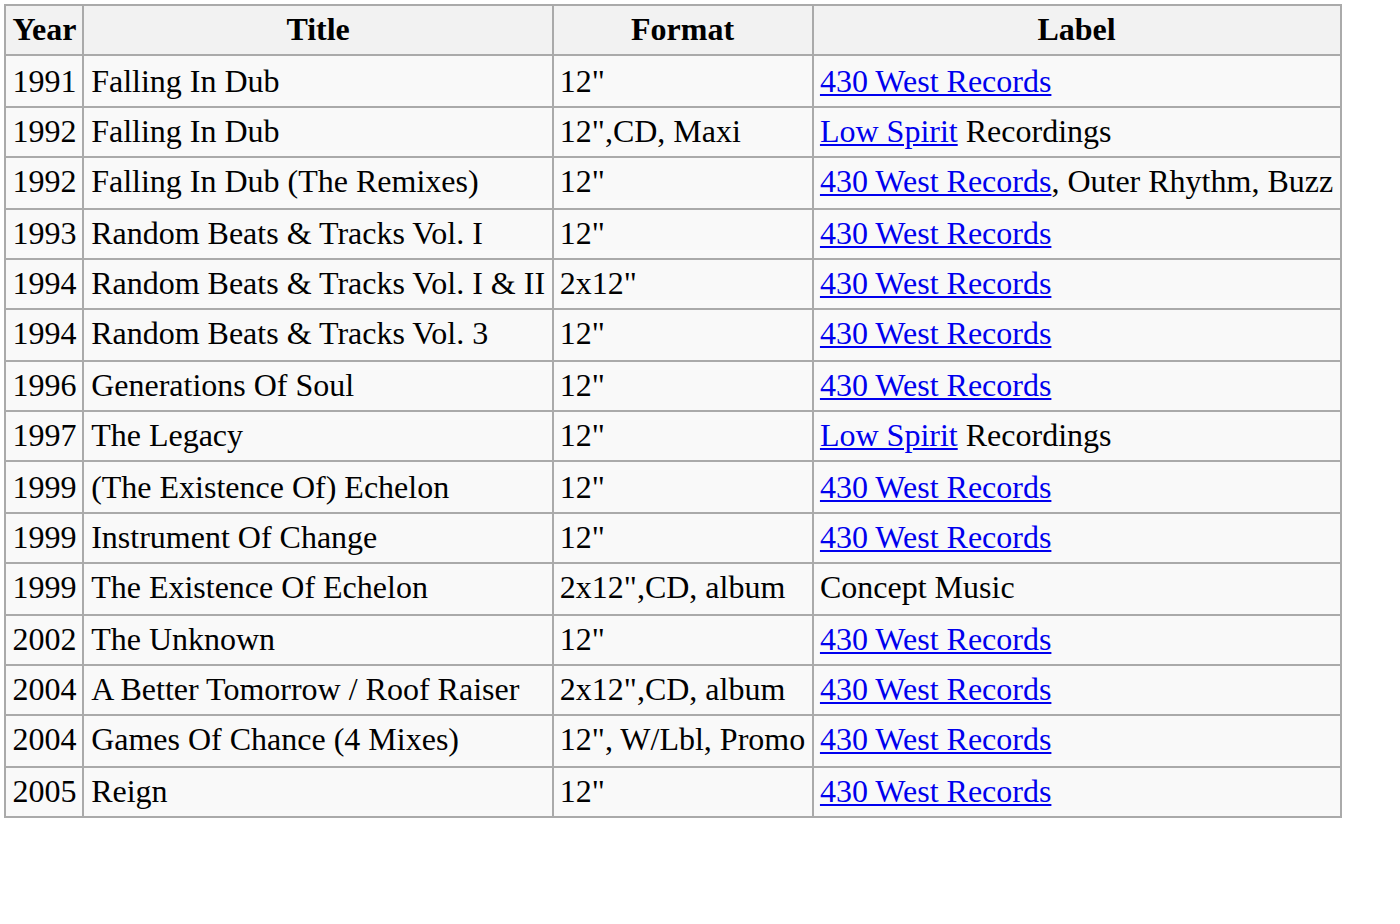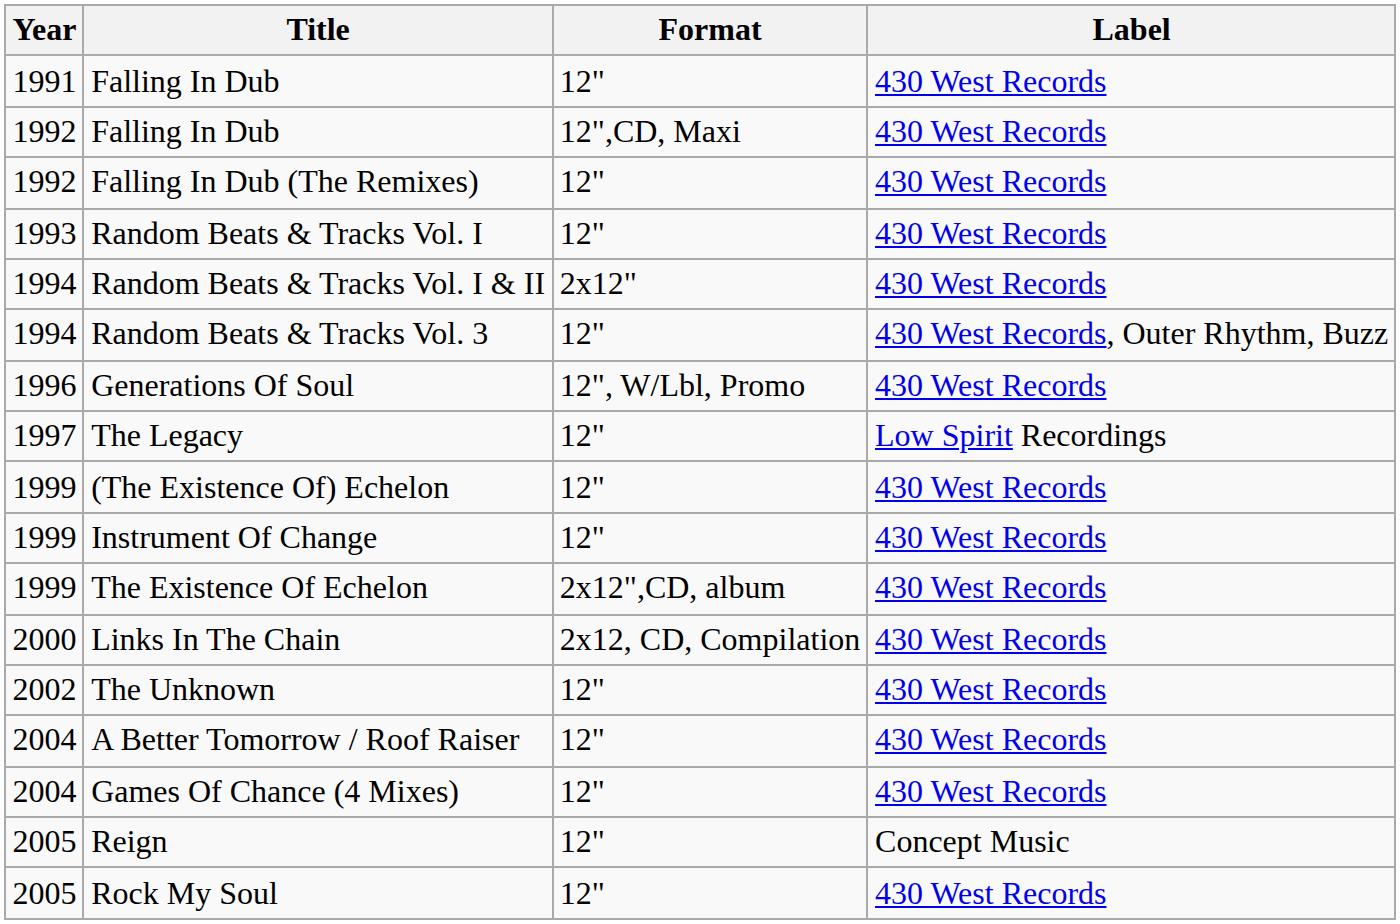(966, 131) Low Spirit Recordings -> (991, 131) 430 West Records
(1077, 182) 430 West Records, Outer Rhythm, Buzz -> (991, 182) 430 West Records
(936, 334) 430 West Records -> (1132, 334) 430 West Records, Outer Rhythm, Buzz
(582, 385) 12" -> (682, 385) 12", W/Lbl, Promo
(917, 588) Concept Music -> (991, 588) 430 West Records
+ row: (44, 638)
(673, 689) 2x12",CD, album -> (582, 740) 12"
(682, 740) 12", W/Lbl, Promo -> (582, 791) 12"
(936, 791) 430 West Records -> (972, 841) Concept Music
+ row: (44, 892)
